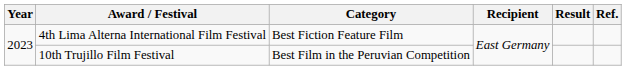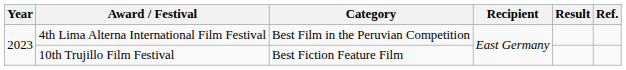(338, 34) Best Fiction Feature Film -> (371, 34) Best Film in the Peruvian Competition
(371, 55) Best Film in the Peruvian Competition -> (338, 55) Best Fiction Feature Film
